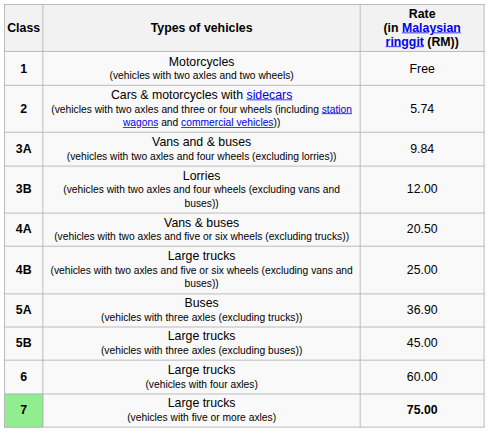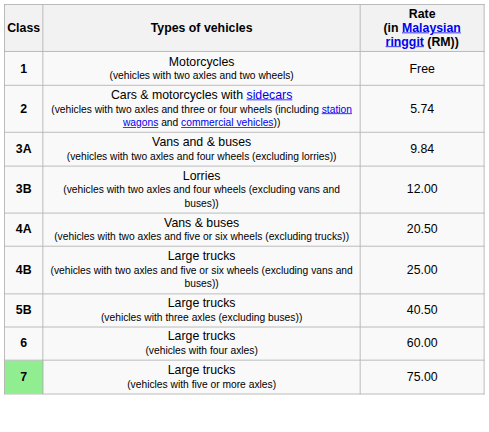- row: (202, 310)
(422, 343) 45.00 -> (422, 310) 40.50
(422, 410) bold -> (422, 377) normal
